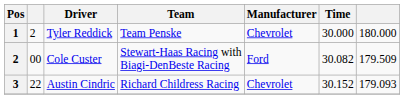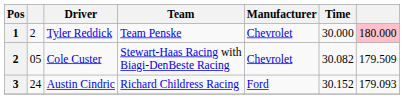(378, 33) no background -> (378, 33) pink background
(36, 59) 00 -> (36, 59) 05
(258, 59) Ford -> (270, 59) Chevrolet
(36, 85) 22 -> (36, 85) 24
(270, 85) Chevrolet -> (258, 85) Ford
